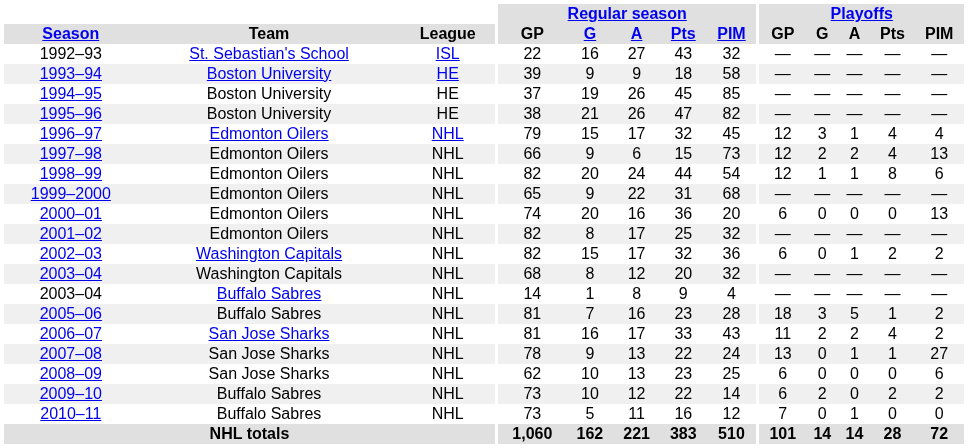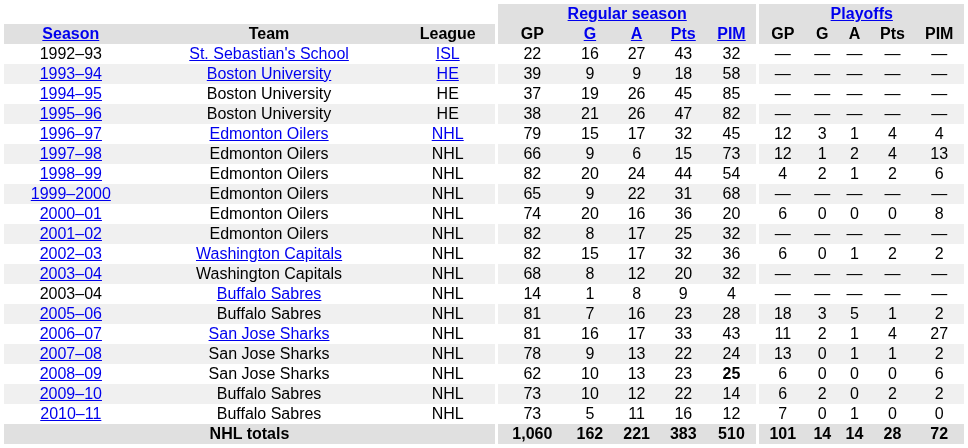(822, 154) 2 -> (822, 154) 1
(783, 174) 12 -> (783, 174) 4
(822, 174) 1 -> (822, 174) 2
(892, 174) 8 -> (892, 174) 2
(939, 214) 13 -> (939, 214) 8
(854, 334) 2 -> (854, 334) 1
(939, 334) 2 -> (939, 334) 27
(939, 354) 27 -> (939, 354) 2
(731, 374) normal -> (731, 374) bold
